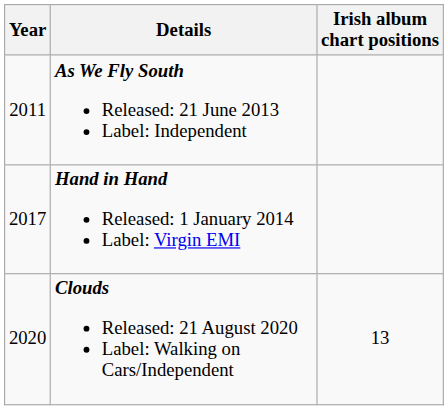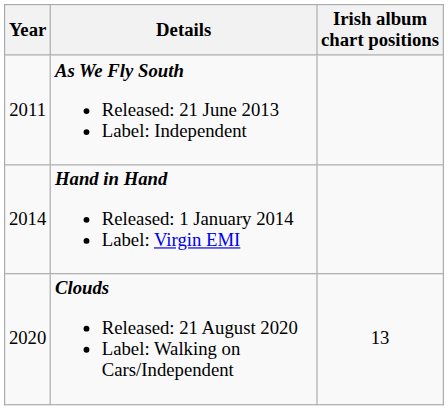(28, 219) 2017 -> (28, 219) 2014
